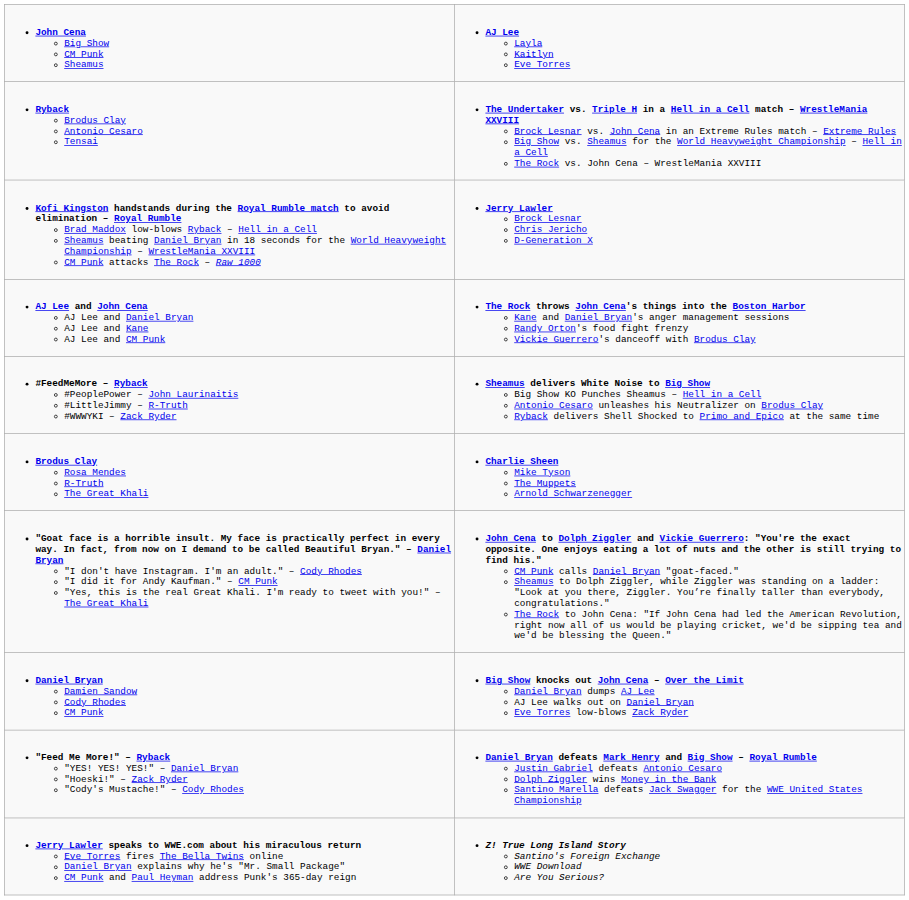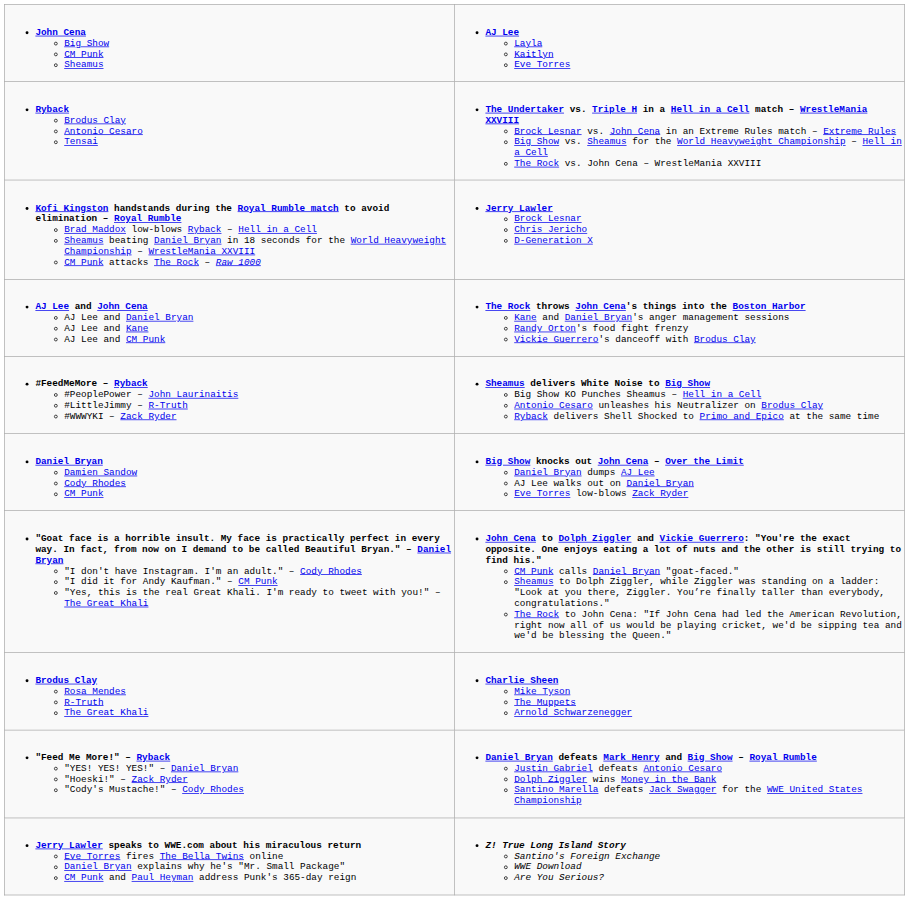rows swapped: (229, 477) <-> (229, 697)
